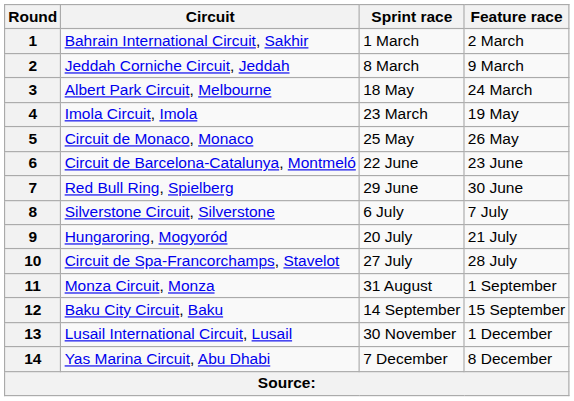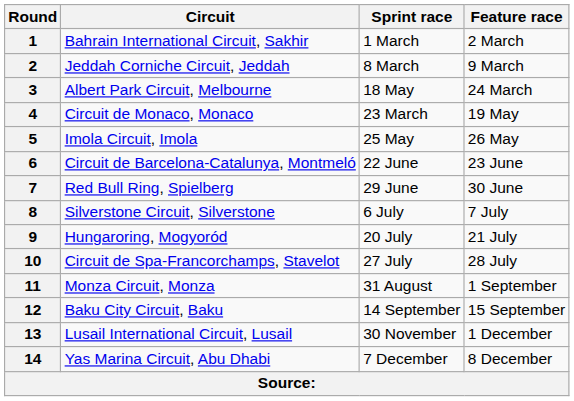(131, 114) Imola Circuit, Imola -> (159, 114) Circuit de Monaco, Monaco
(159, 139) Circuit de Monaco, Monaco -> (131, 139) Imola Circuit, Imola
